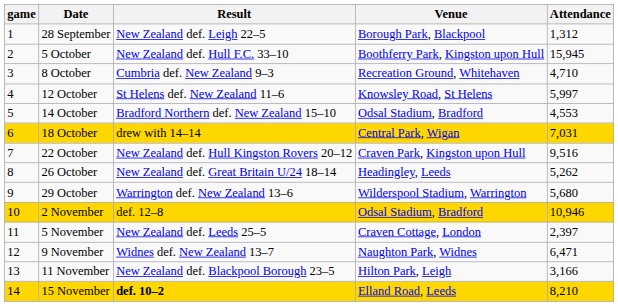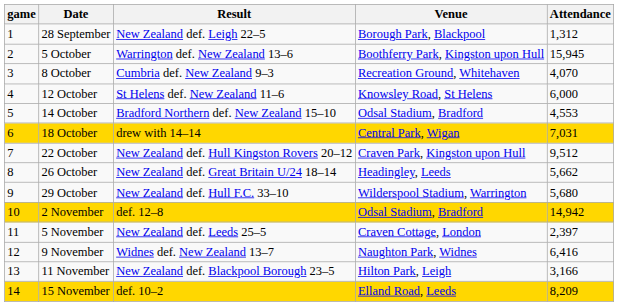(202, 53) New Zealand def. Hull F.C. 33–10 -> (205, 53) Warrington def. New Zealand 13–6
(564, 73) 4,710 -> (564, 73) 4,070
(564, 93) 5,997 -> (564, 93) 6,000
(564, 152) 9,516 -> (564, 152) 9,512
(564, 172) 5,262 -> (564, 172) 5,662
(205, 192) Warrington def. New Zealand 13–6 -> (202, 192) New Zealand def. Hull F.C. 33–10
(567, 212) 10,946 -> (567, 212) 14,942
(564, 251) 6,471 -> (564, 251) 6,416
(140, 291) bold -> (140, 291) normal
(564, 291) 8,210 -> (564, 291) 8,209
